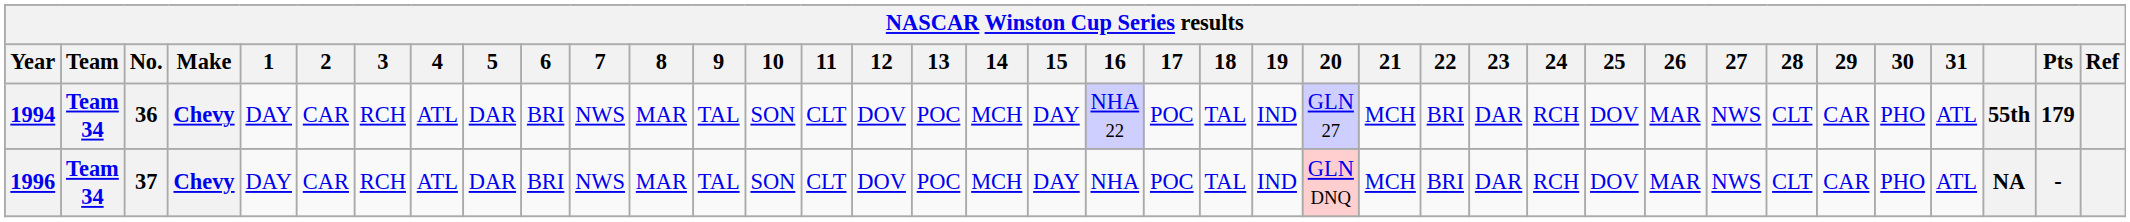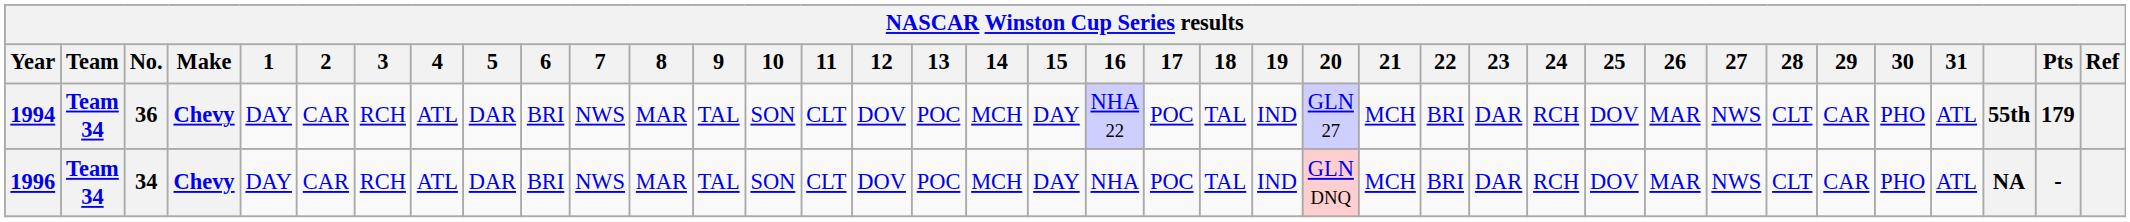(146, 182) 37 -> (146, 182) 34
